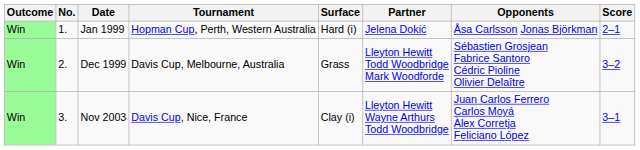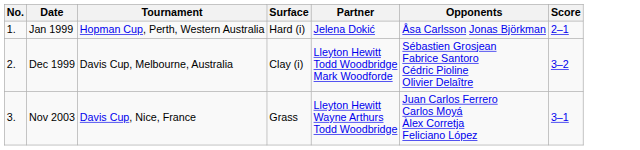- column: (30, 13)
(335, 65) Grass -> (286, 65) Clay (i)
(338, 118) Clay (i) -> (284, 118) Grass
